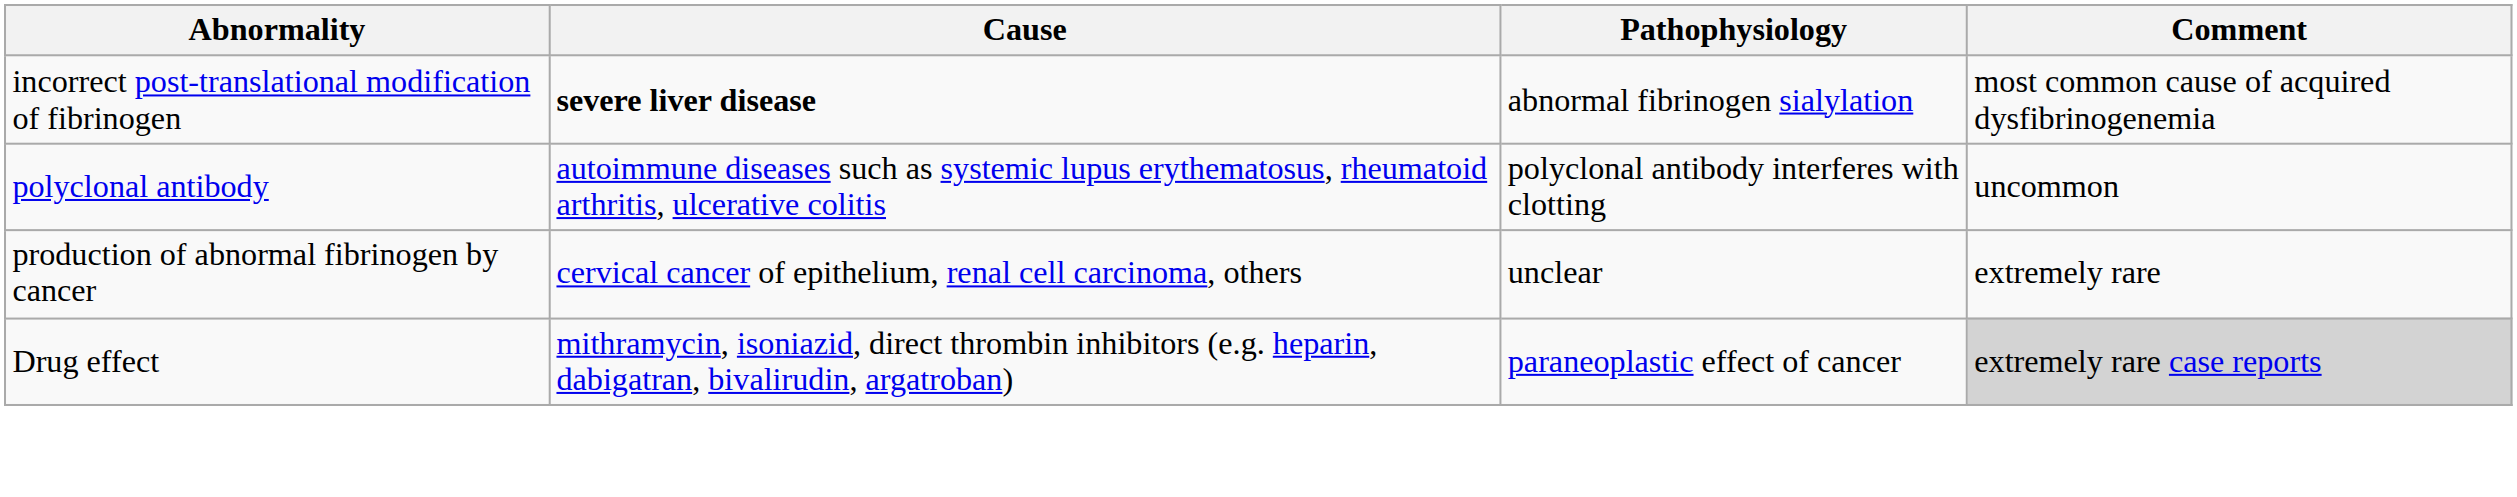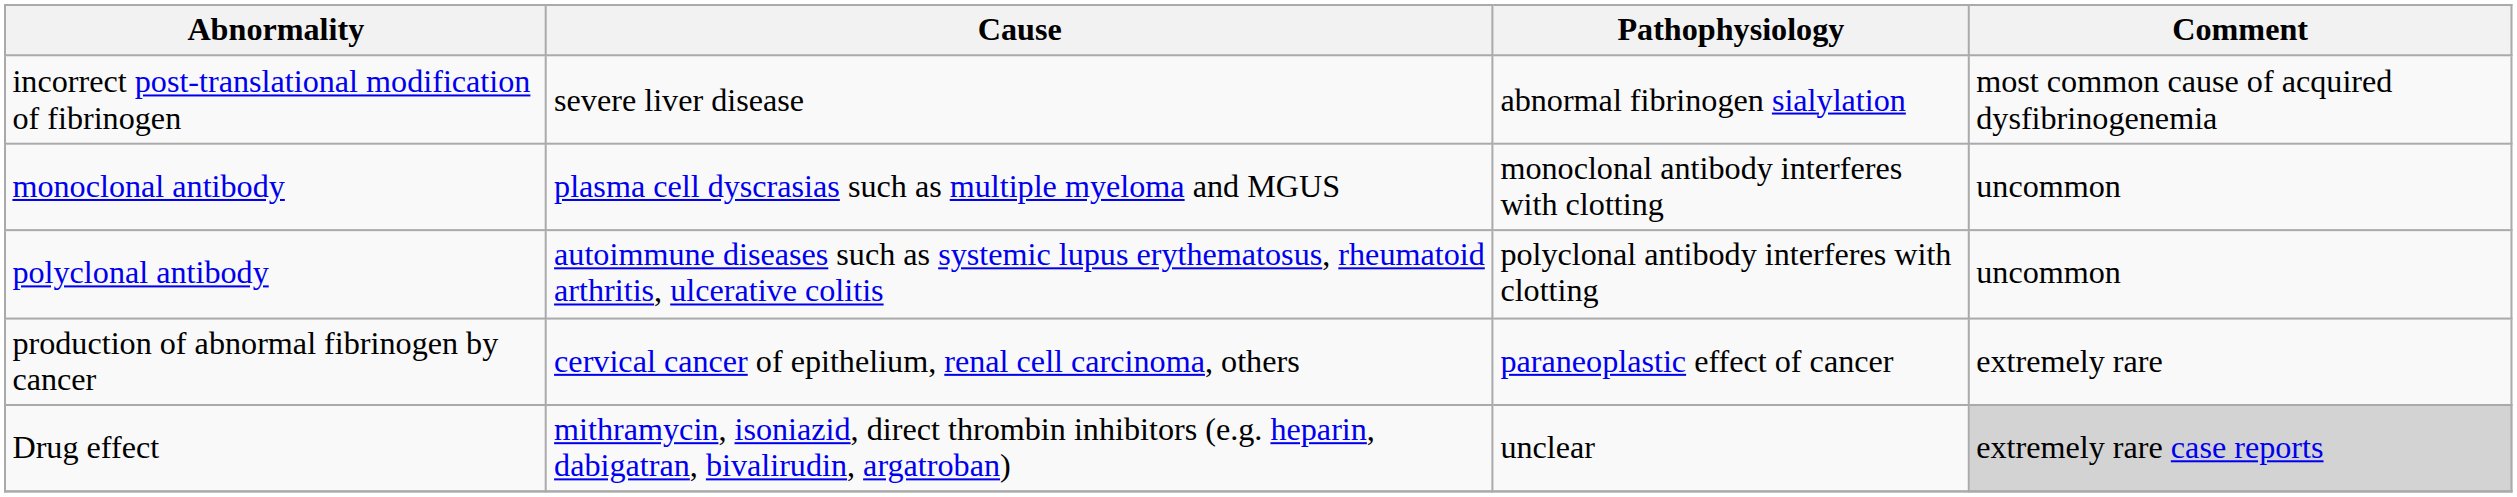(686, 99) bold -> (679, 99) normal
+ row: (149, 186)
(1555, 273) unclear -> (1697, 360) paraneoplastic effect of cancer
(1704, 360) paraneoplastic effect of cancer -> (1548, 447) unclear
